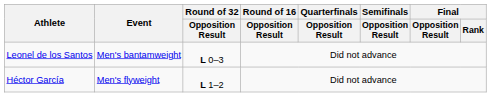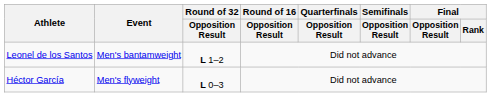(212, 60) L 0–3 -> (212, 60) L 1–2
(212, 85) L 1–2 -> (212, 85) L 0–3
